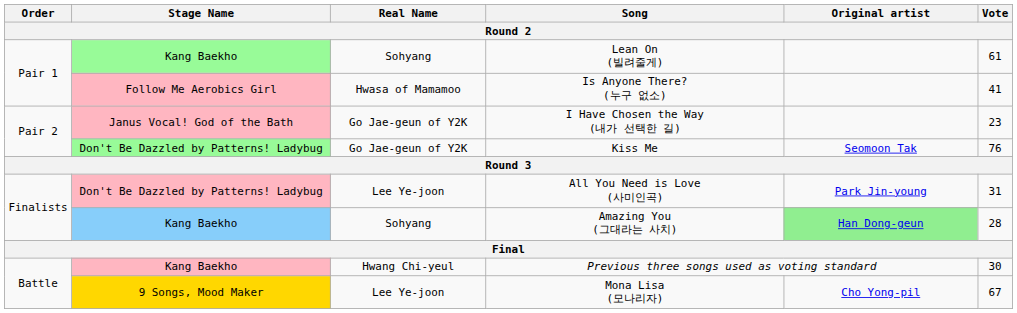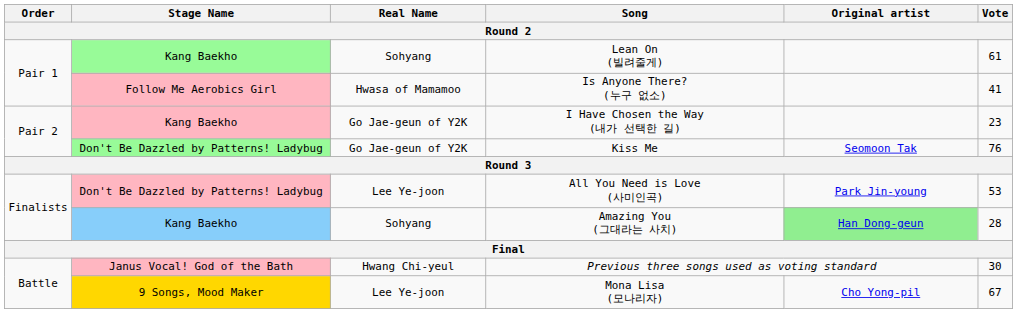(201, 122) Janus Vocal! God of the Bath -> (201, 122) Kang Baekho
(995, 191) 31 -> (995, 191) 53
(201, 267) Kang Baekho -> (201, 267) Janus Vocal! God of the Bath
